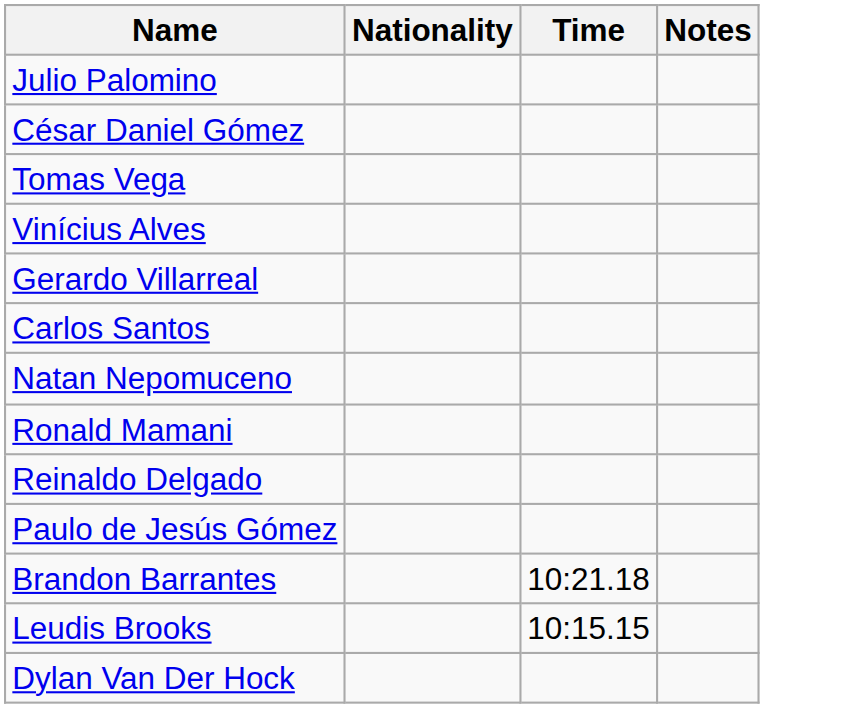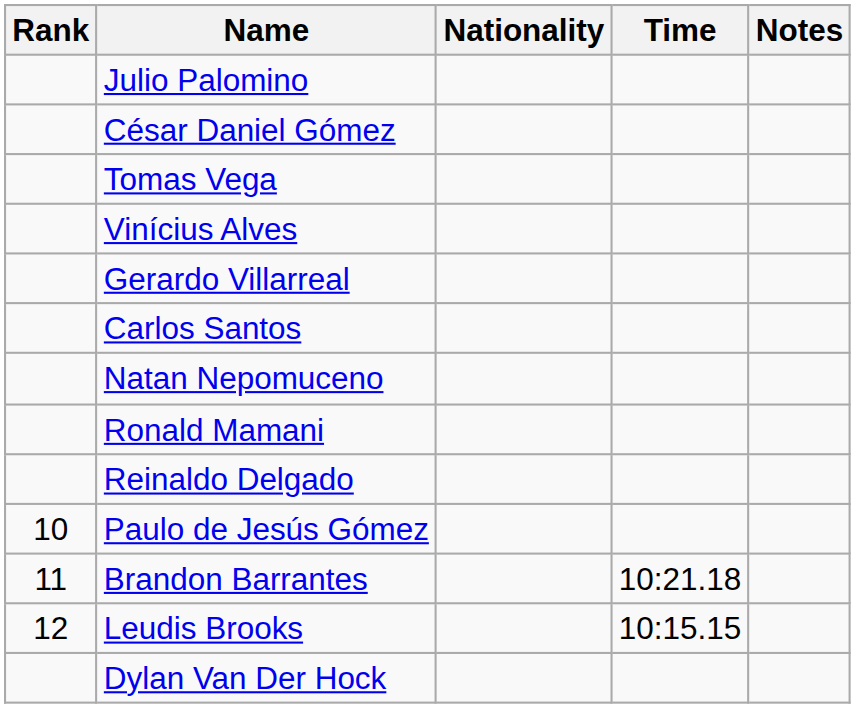+ column: (51, 30)
